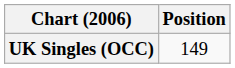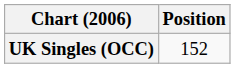(194, 48) 149 -> (194, 48) 152
